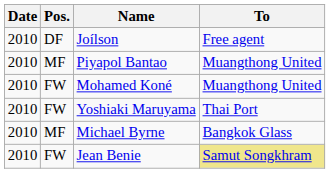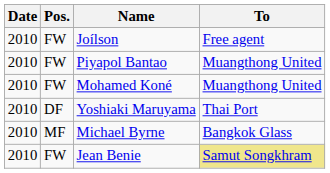(53, 39) DF -> (55, 39) FW
(55, 62) MF -> (55, 62) FW
(55, 109) FW -> (53, 109) DF
